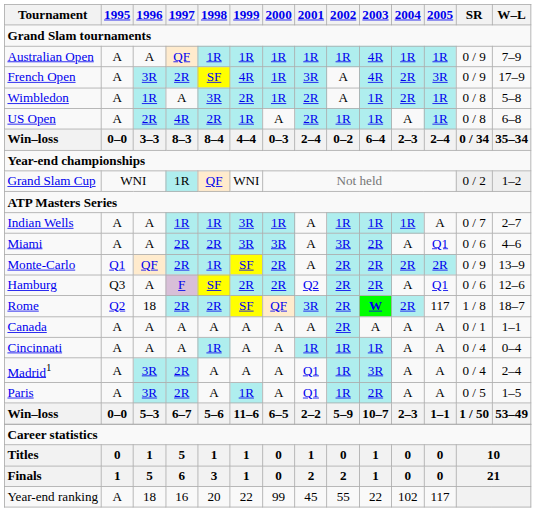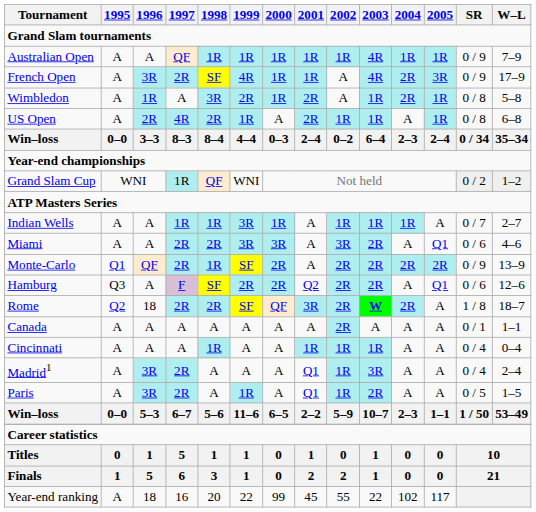(311, 77) 3R -> (311, 77) 1R
(440, 306) 117 -> (440, 306) A
